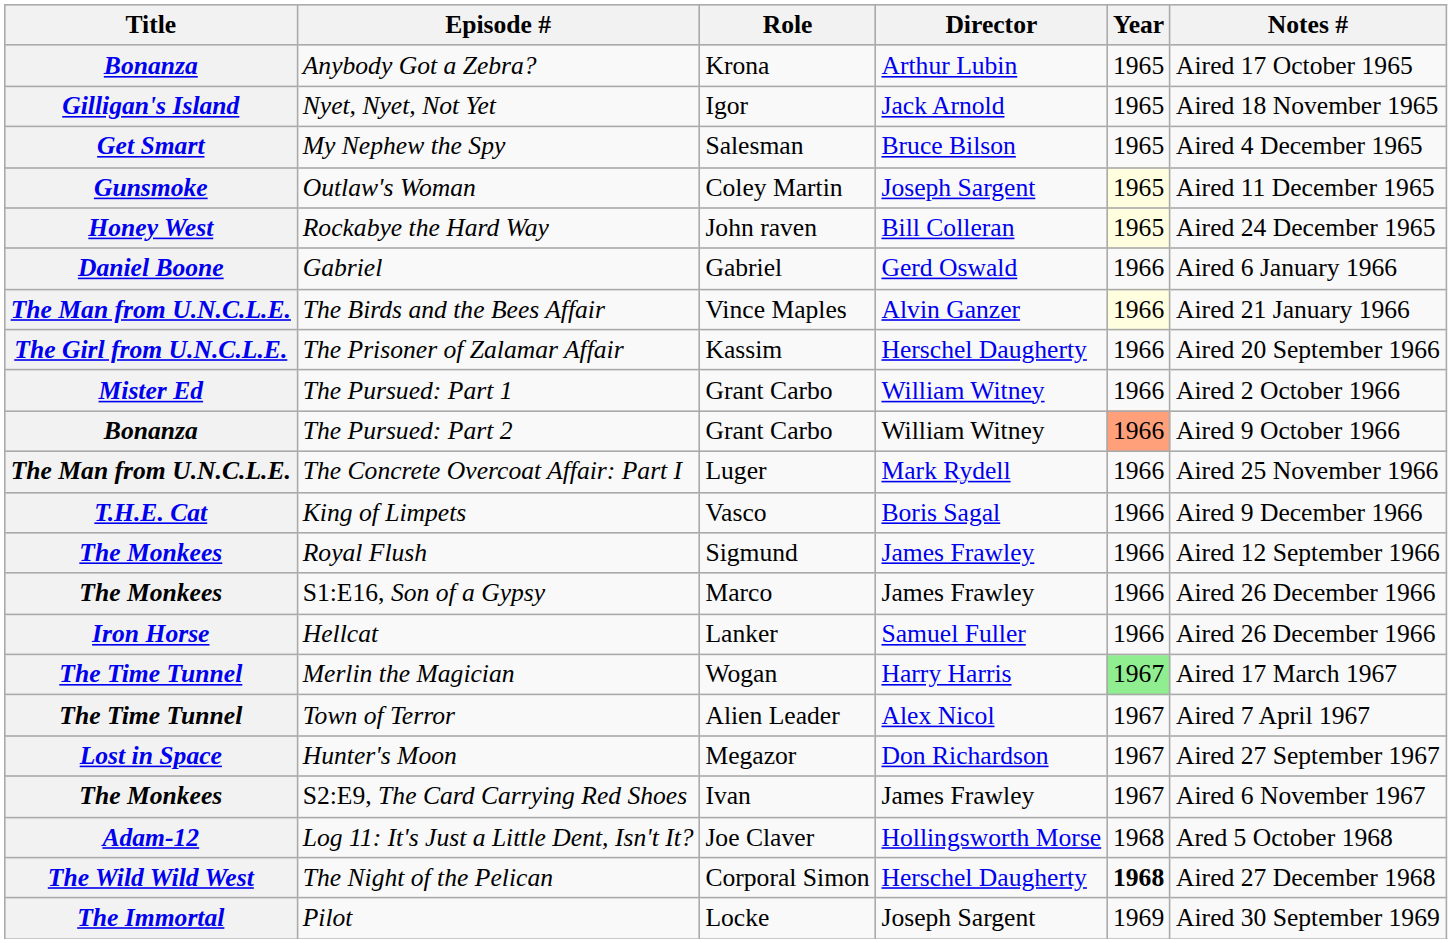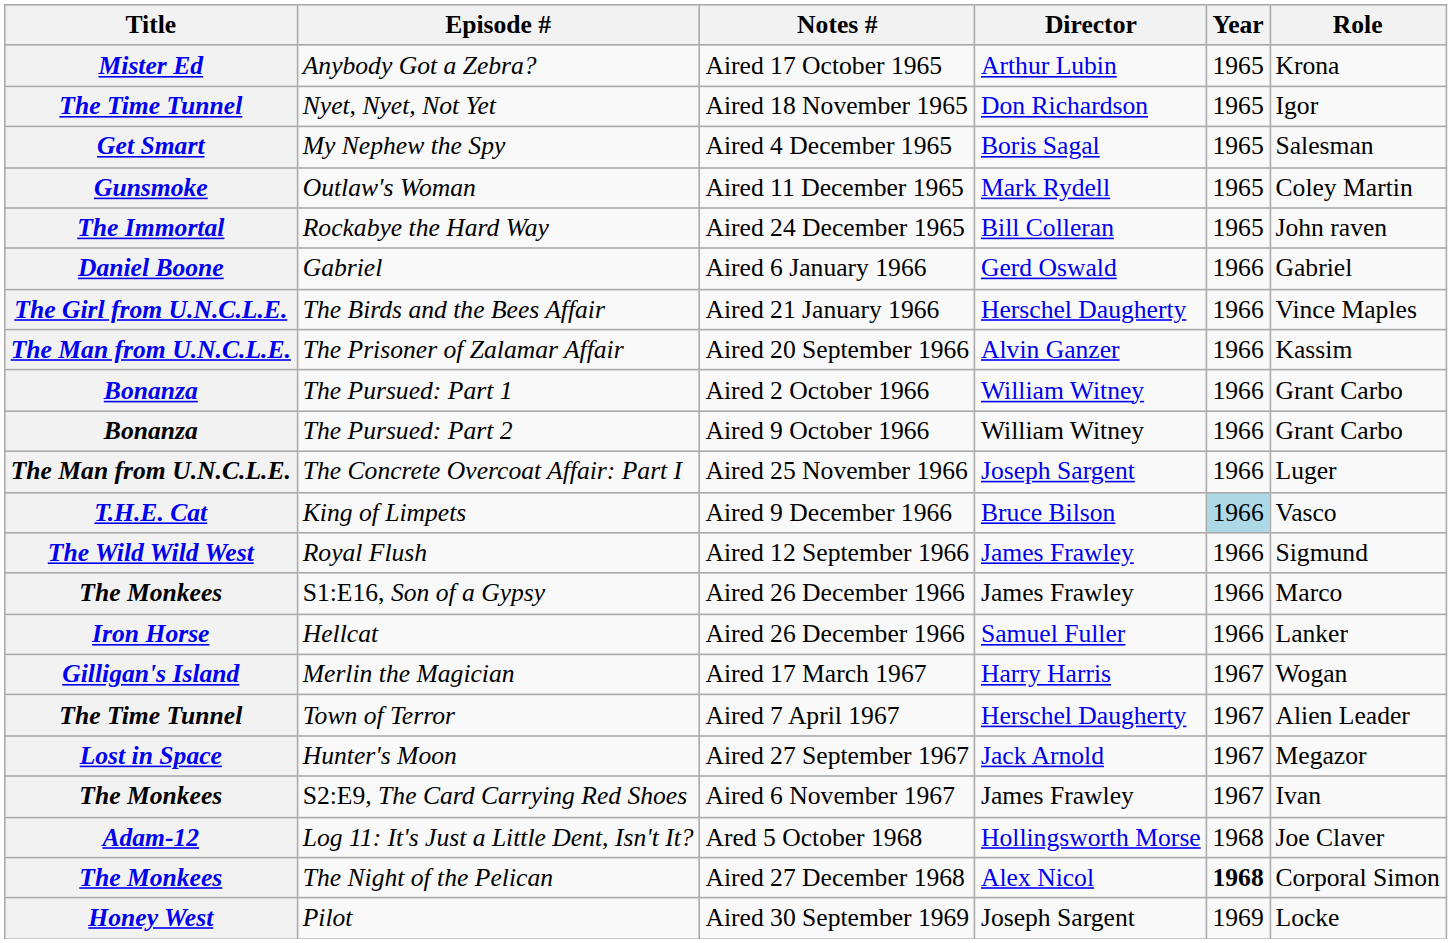columns swapped: (788, 24) <-> (1308, 24)
(151, 65) Bonanza -> (151, 65) Mister Ed
(151, 106) Gilligan's Island -> (151, 106) The Time Tunnel
(943, 106) Jack Arnold -> (1065, 106) Don Richardson
(949, 146) Bruce Bilson -> (1040, 146) Boris Sagal
(958, 187) Joseph Sargent -> (1046, 187) Mark Rydell
(1139, 187) lightyellow background -> (1238, 187) no background
(151, 227) Honey West -> (151, 227) The Immortal
(1139, 227) lightyellow background -> (1238, 227) no background
(151, 308) The Man from U.N.C.L.E. -> (151, 308) The Girl from U.N.C.L.E.
(951, 308) Alvin Ganzer -> (1084, 308) Herschel Daugherty
(1139, 308) lightyellow background -> (1238, 308) no background
(151, 349) The Girl from U.N.C.L.E. -> (151, 349) The Man from U.N.C.L.E.
(984, 349) Herschel Daugherty -> (1050, 349) Alvin Ganzer
(151, 390) Mister Ed -> (151, 390) Bonanza
(1139, 430) lightsalmon background -> (1238, 430) no background
(946, 471) Mark Rydell -> (1058, 471) Joseph Sargent
(941, 512) Boris Sagal -> (1048, 512) Bruce Bilson
(1139, 512) no background -> (1238, 512) lightblue background
(151, 552) The Monkees -> (151, 552) The Wild Wild West
(151, 674) The Time Tunnel -> (151, 674) Gilligan's Island
(1139, 674) lightgreen background -> (1238, 674) no background
(938, 715) Alex Nicol -> (1084, 715) Herschel Daugherty
(965, 755) Don Richardson -> (1042, 755) Jack Arnold
(151, 877) The Wild Wild West -> (151, 877) The Monkees
(984, 877) Herschel Daugherty -> (1038, 877) Alex Nicol
(151, 918) The Immortal -> (151, 918) Honey West
